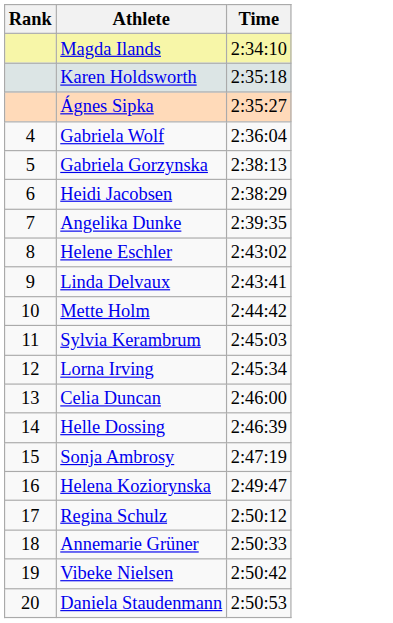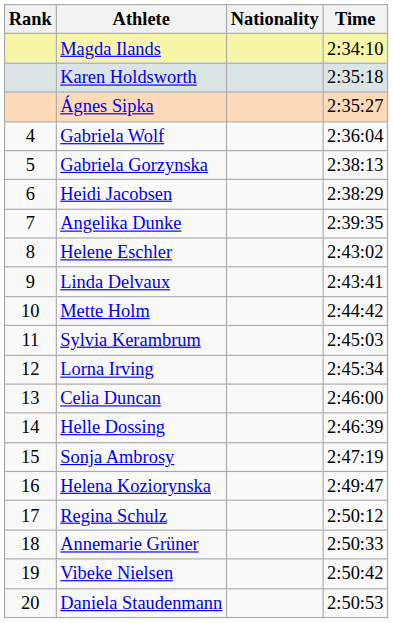+ column: (275, 19)
